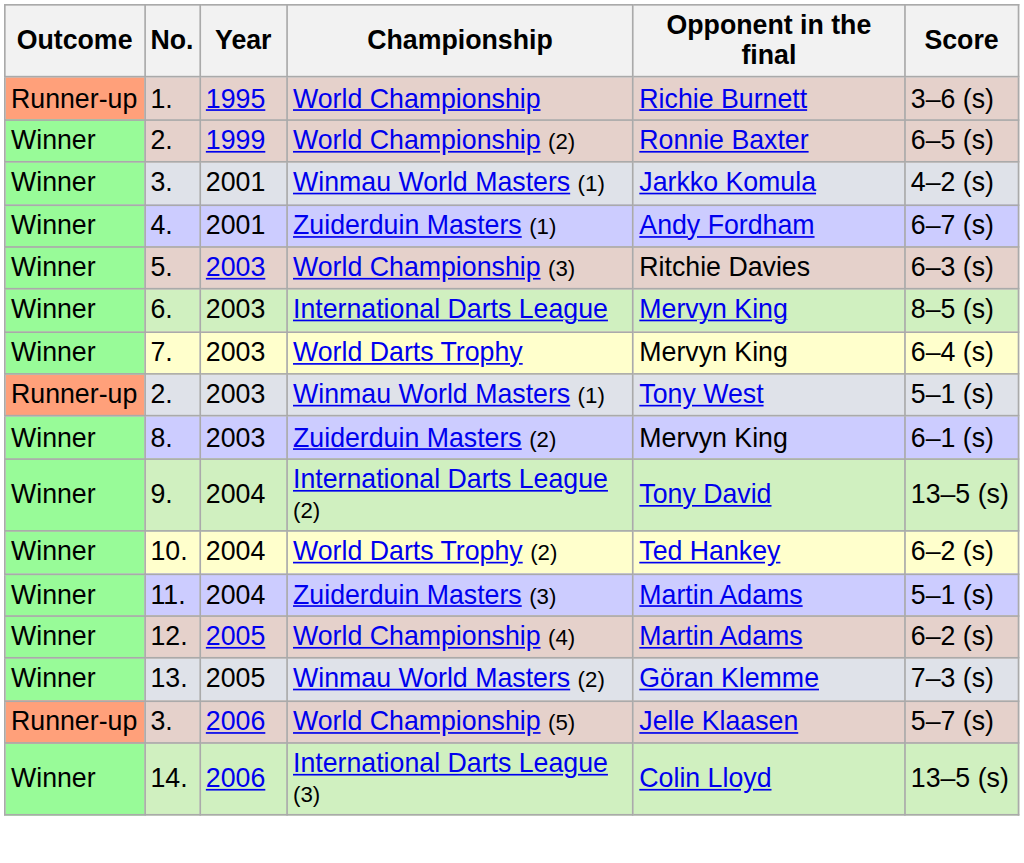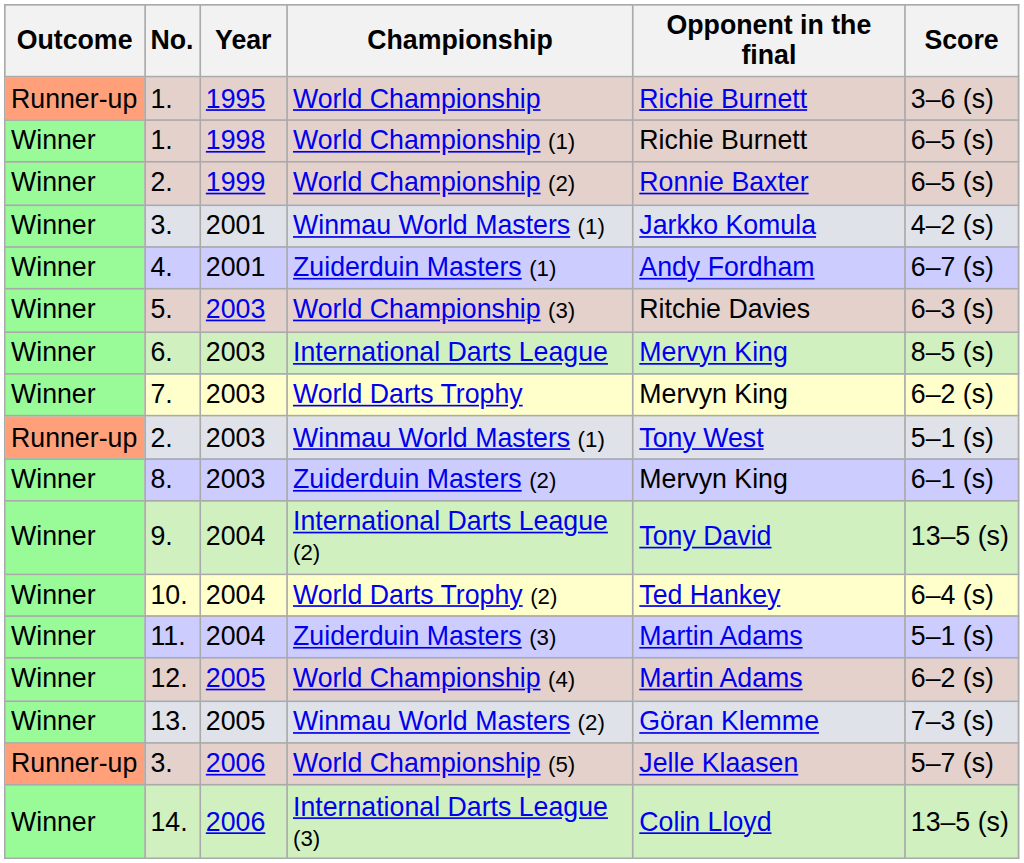+ row: (162, 140)
(952, 352) 6–4 (s) -> (952, 394) 6–2 (s)
(952, 551) 6–2 (s) -> (952, 594) 6–4 (s)
